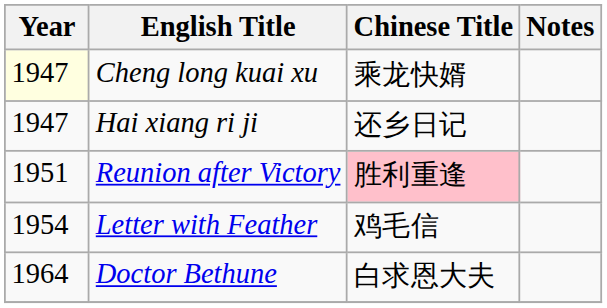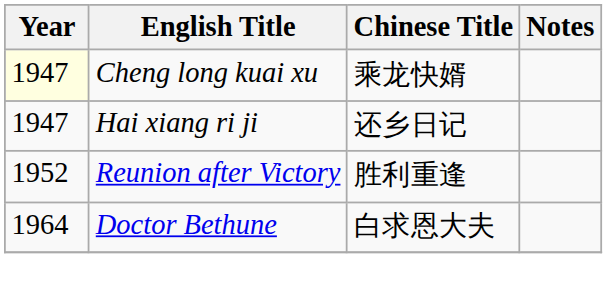(40, 173) 1951 -> (40, 173) 1952
(411, 175) pink background -> (411, 175) no background
- row: (207, 223)
